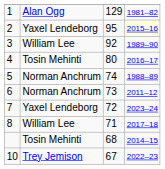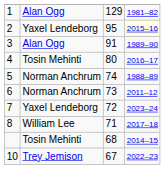(49, 44) William Lee -> (44, 44) Alan Ogg
(111, 44) 92 -> (111, 44) 91
